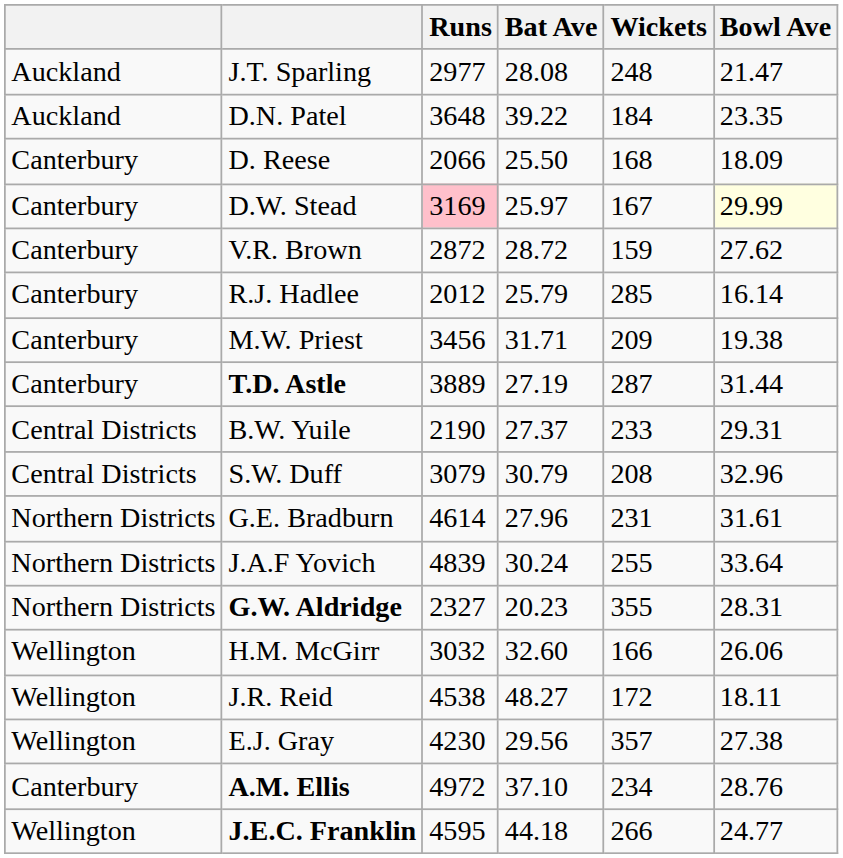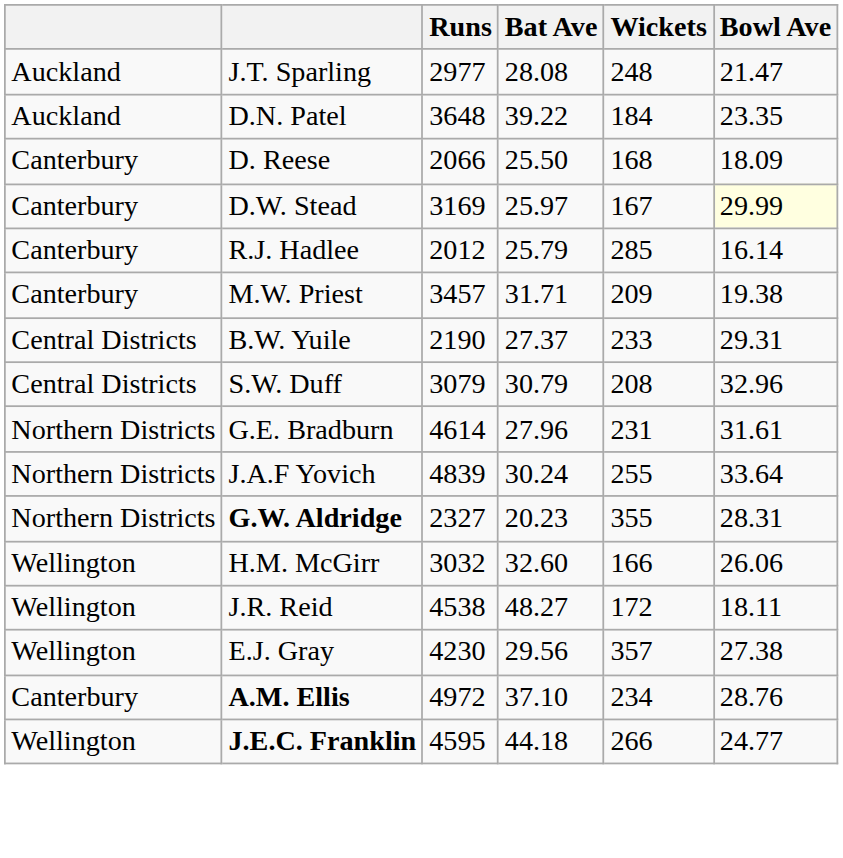(457, 205) pink background -> (457, 205) no background
- row: (295, 250)
(457, 339) 3456 -> (457, 294) 3457
- row: (287, 384)
